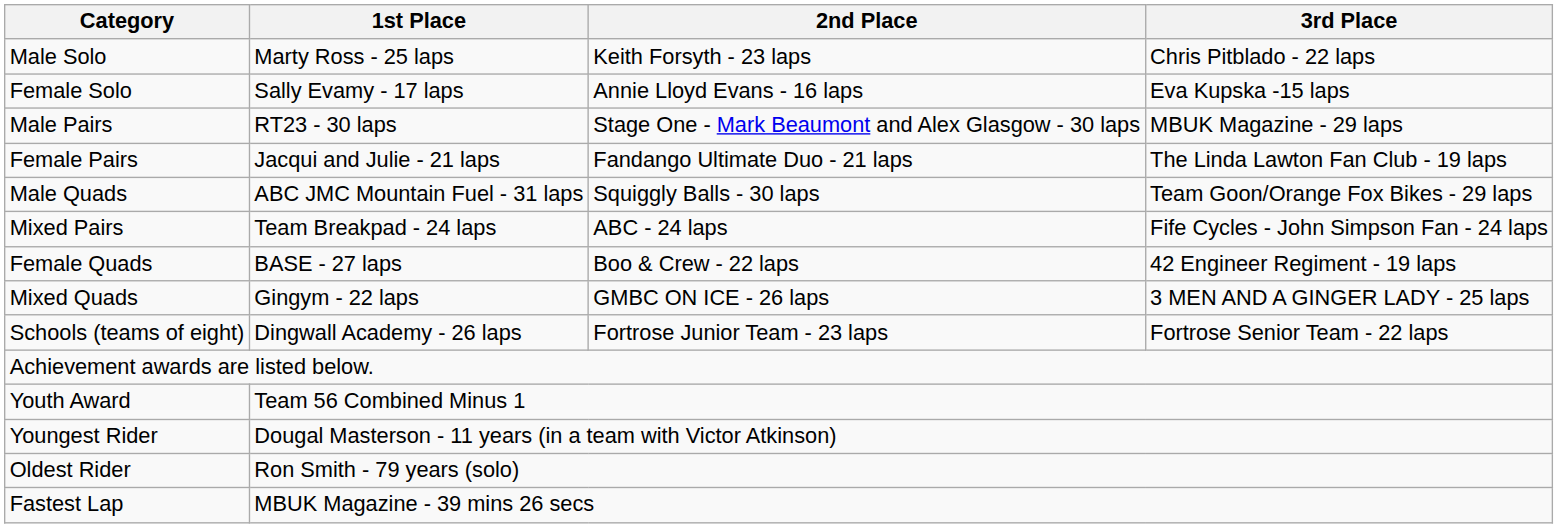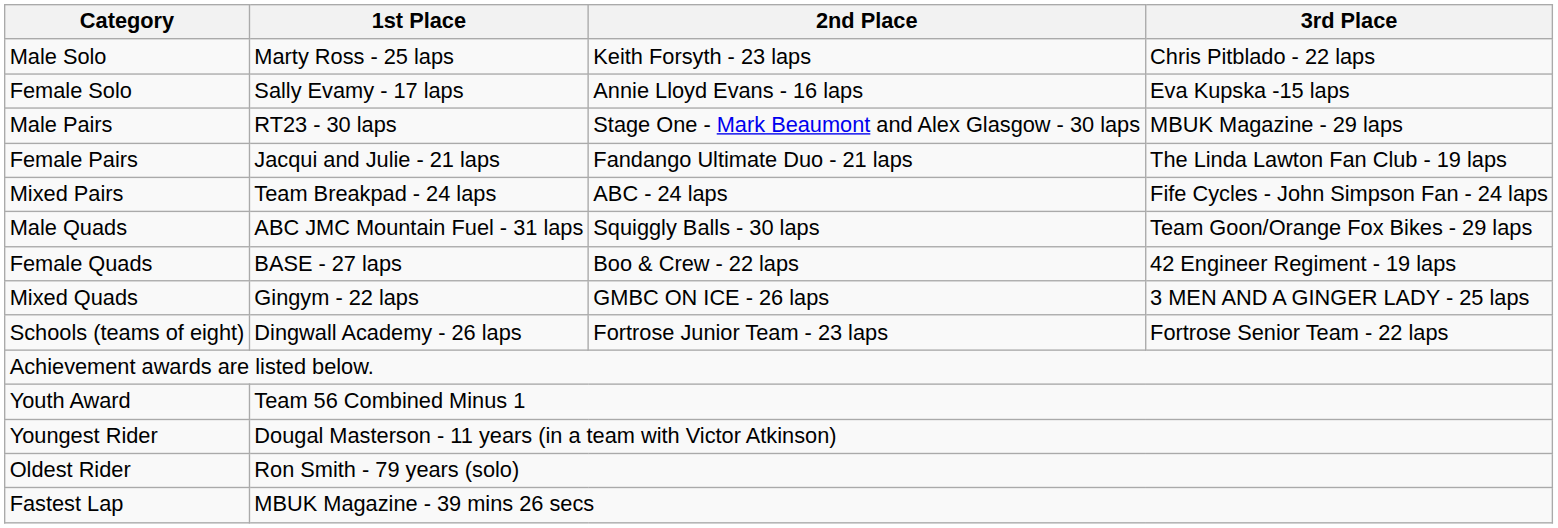rows swapped: (67, 228) <-> (68, 194)
